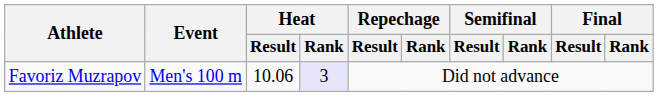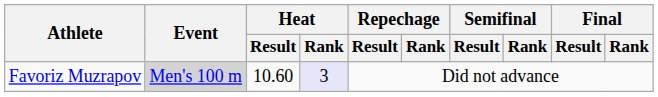(196, 76) no background -> (196, 76) lightgrey background
(273, 76) 10.06 -> (273, 76) 10.60
